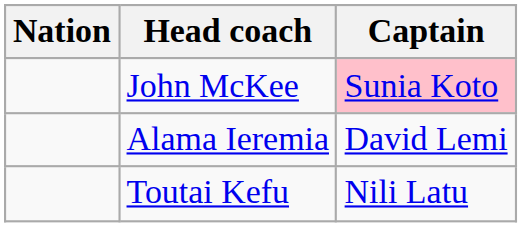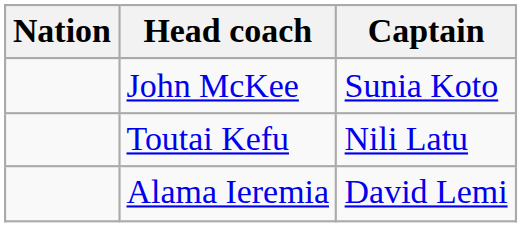(421, 85) pink background -> (421, 85) no background
rows swapped: (228, 138) <-> (208, 192)
